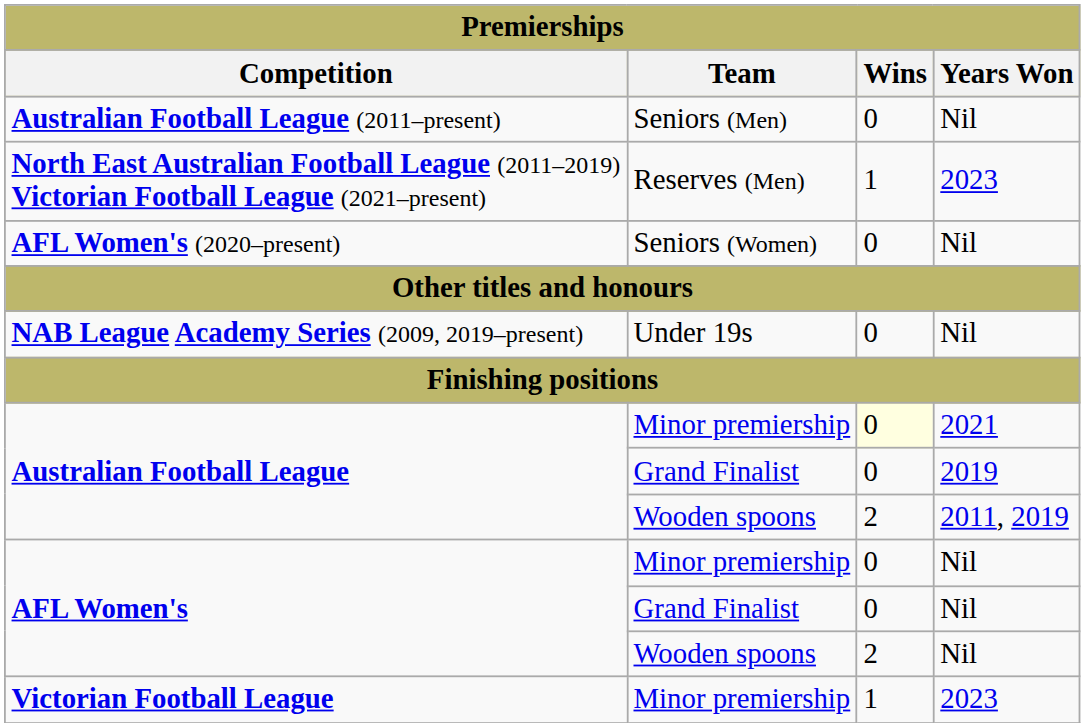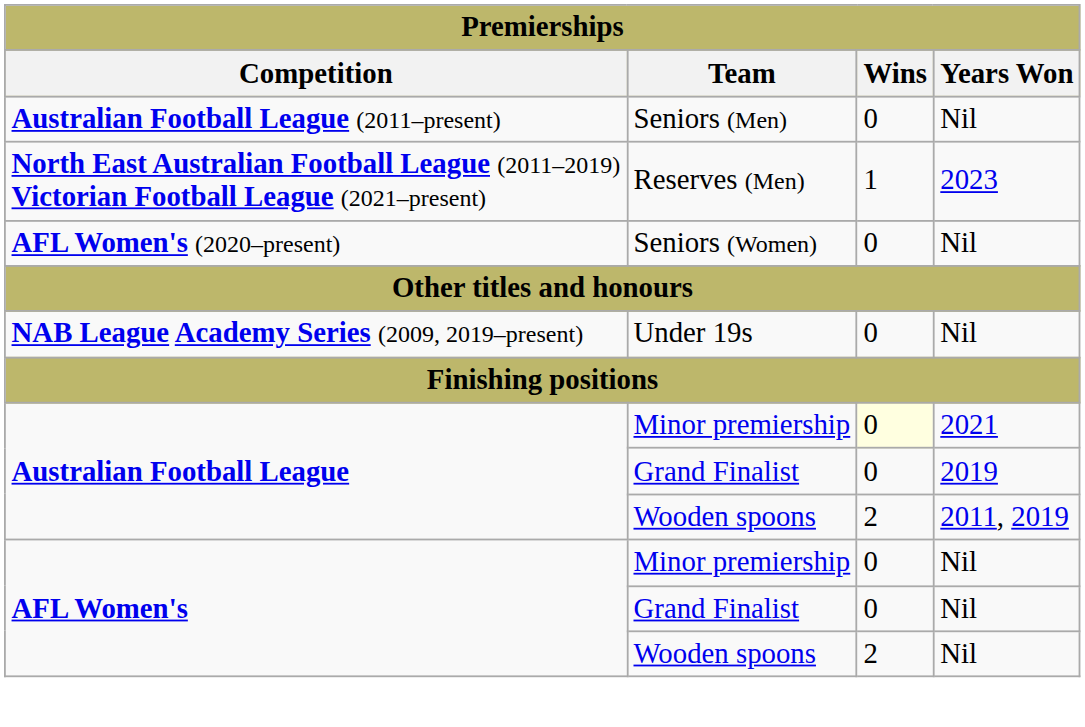- row: (173, 699)
